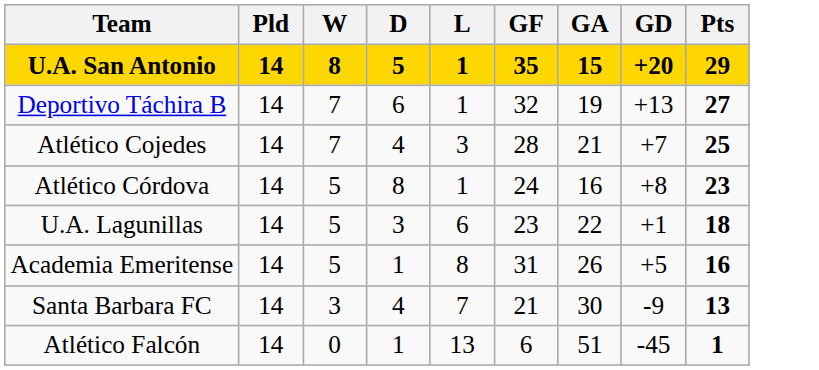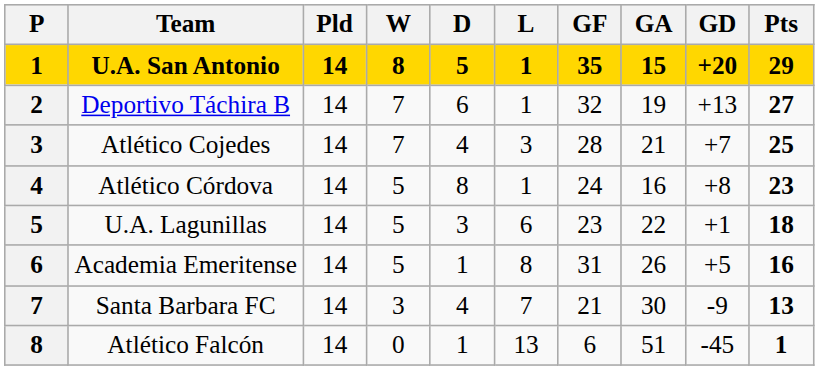+ column: (37, 24)
